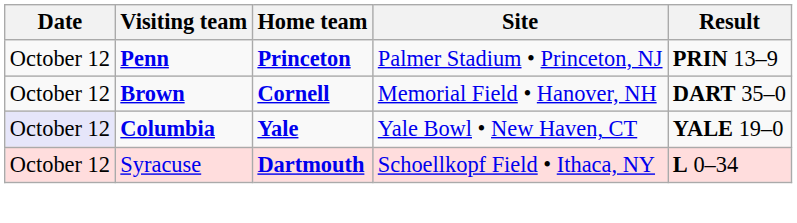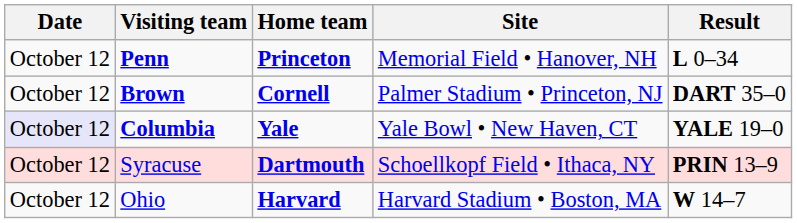(520, 57) Palmer Stadium • Princeton, NJ -> (517, 57) Memorial Field • Hanover, NH
(725, 57) PRIN 13–9 -> (706, 57) L 0–34
(517, 93) Memorial Field • Hanover, NH -> (520, 93) Palmer Stadium • Princeton, NJ
(706, 164) L 0–34 -> (725, 164) PRIN 13–9
+ row: (143, 199)
